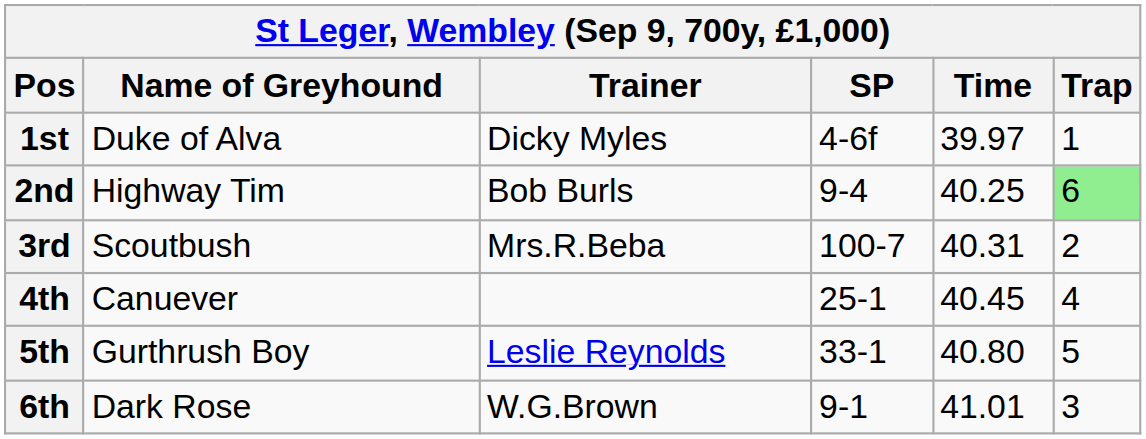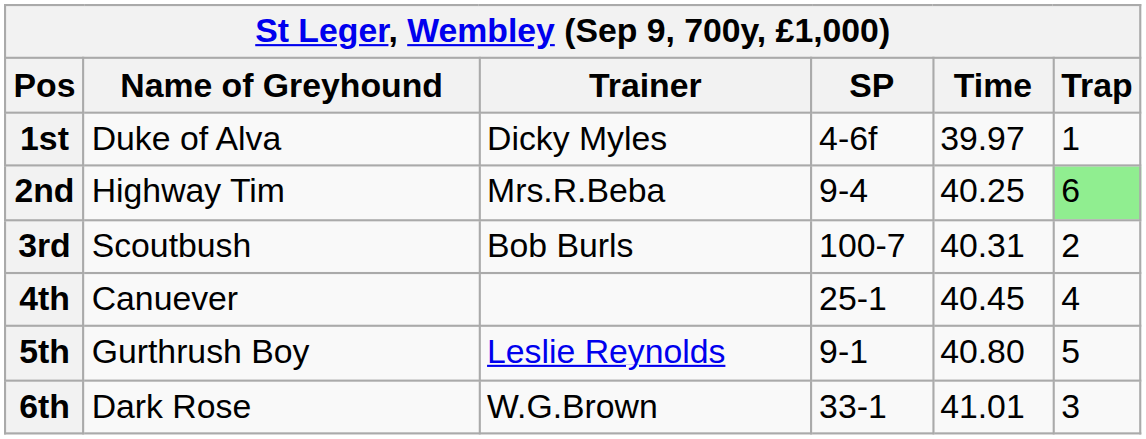(560, 191) Bob Burls -> (576, 191) Mrs.R.Beba
(576, 245) Mrs.R.Beba -> (560, 245) Bob Burls
(853, 352) 33-1 -> (844, 352) 9-1
(844, 406) 9-1 -> (853, 406) 33-1
